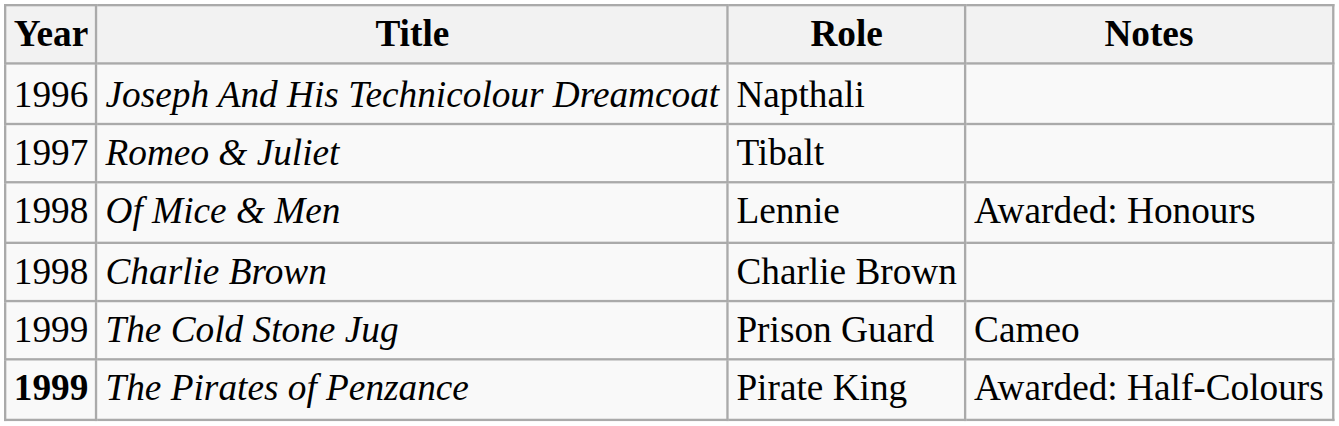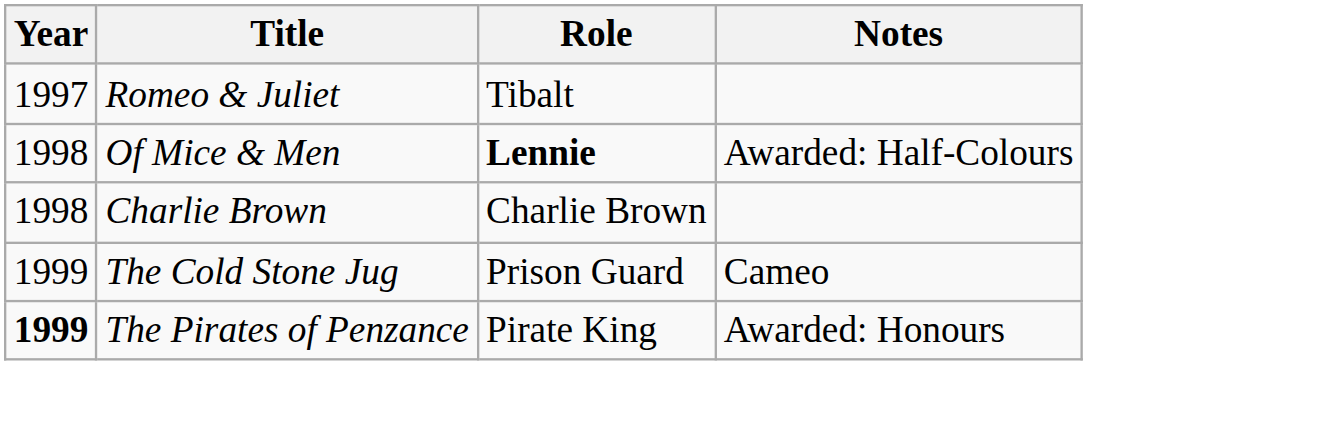- row: (412, 93)
(788, 211) normal -> (541, 152) bold
(1115, 211) Awarded: Honours -> (899, 152) Awarded: Half-Colours
(1149, 388) Awarded: Half-Colours -> (864, 329) Awarded: Honours
